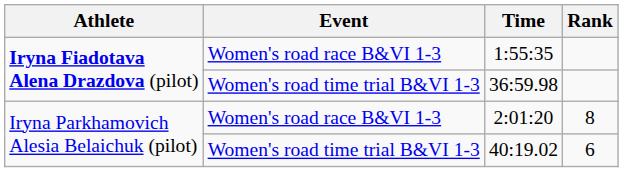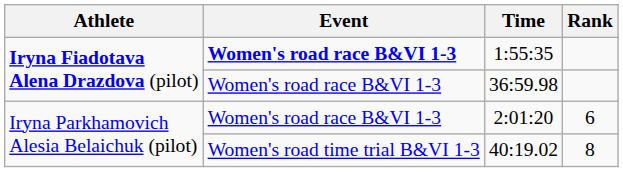(324, 53) normal -> (332, 53) bold
(344, 85) Women's road time trial B&VI 1-3 -> (324, 85) Women's road race B&VI 1-3
(590, 117) 8 -> (590, 117) 6
(590, 150) 6 -> (590, 150) 8
